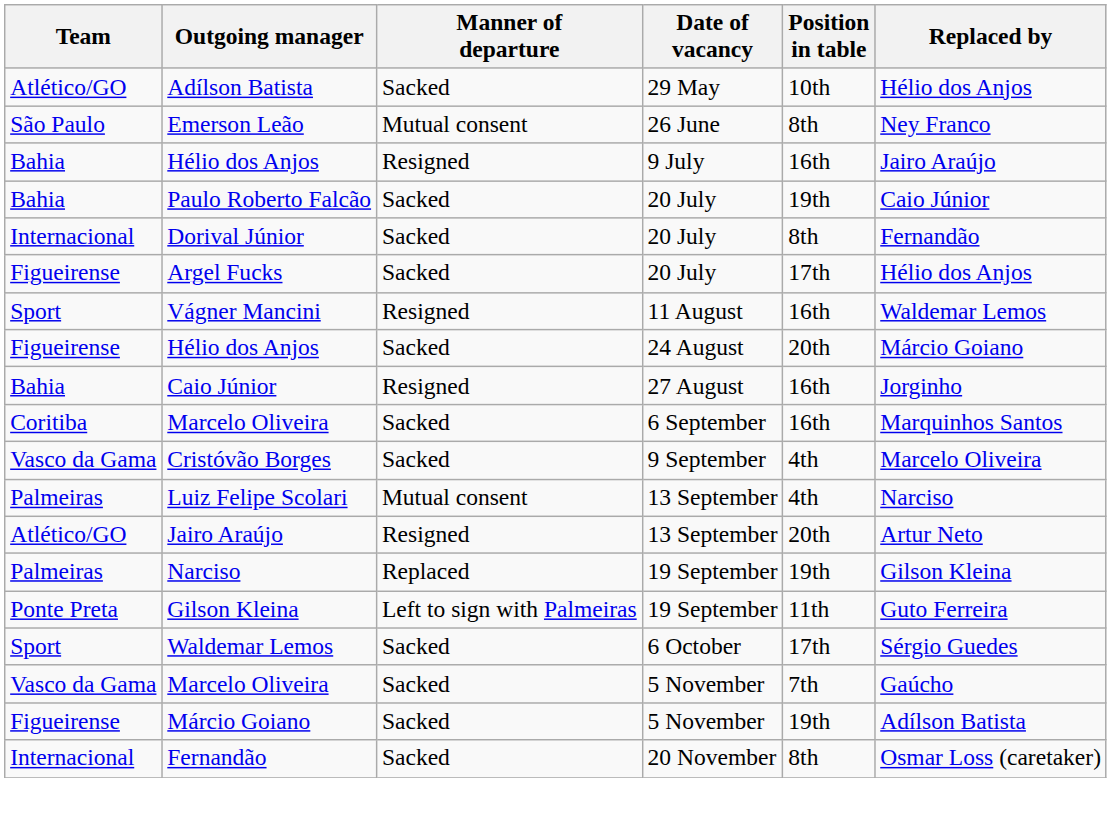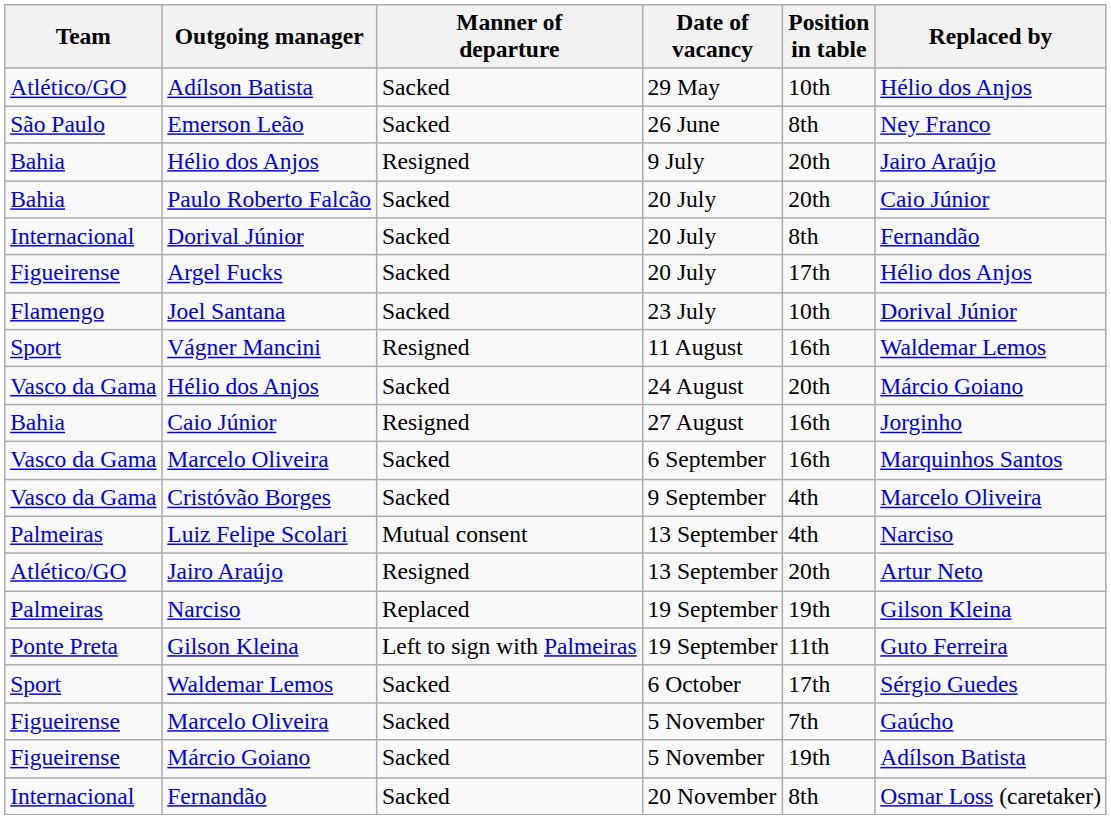(455, 124) Mutual consent -> (416, 124) Sacked
(809, 161) 16th -> (809, 161) 20th
(809, 198) 19th -> (809, 198) 20th
+ row: (226, 310)
(65, 348) Figueirense -> (83, 385) Vasco da Gama
(49, 422) Coritiba -> (83, 459) Vasco da Gama
(83, 683) Vasco da Gama -> (65, 721) Figueirense
